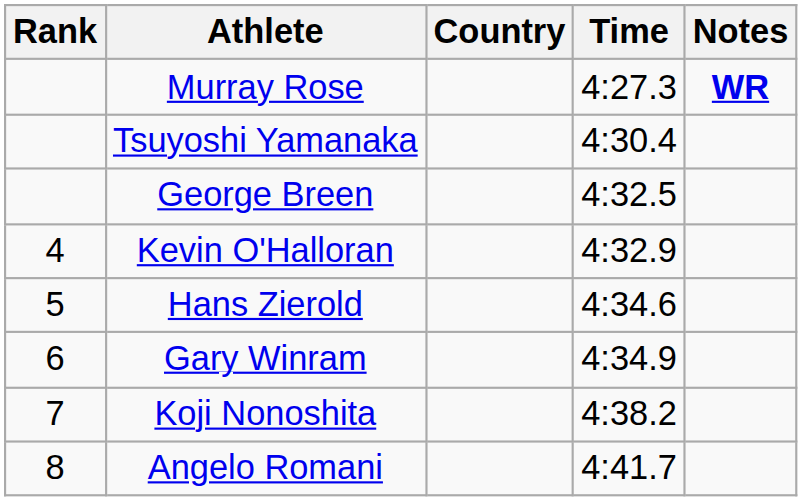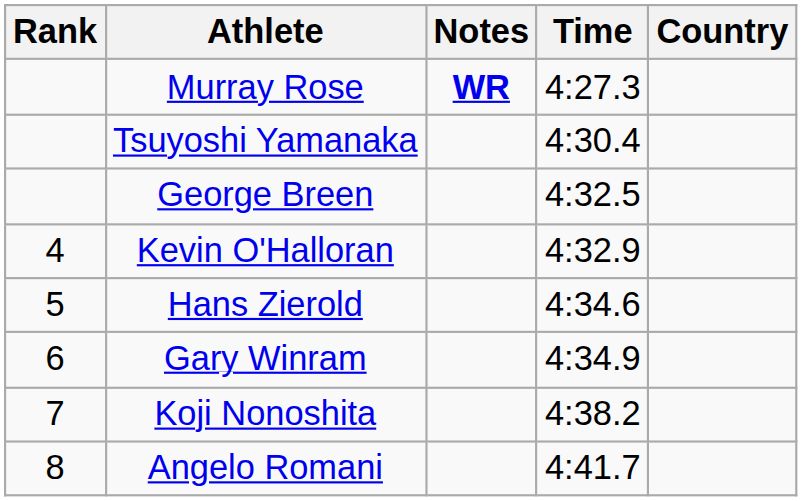columns swapped: (499, 31) <-> (741, 31)
